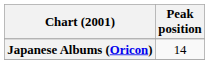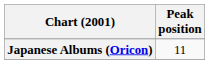(180, 49) 14 -> (180, 49) 11
